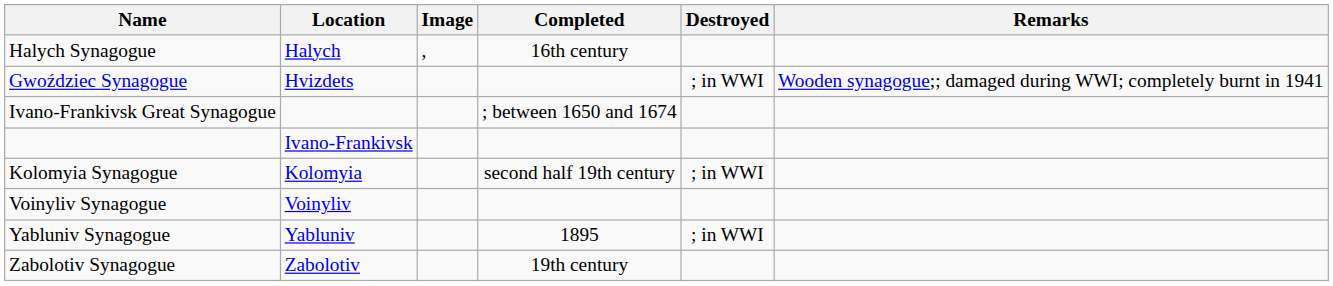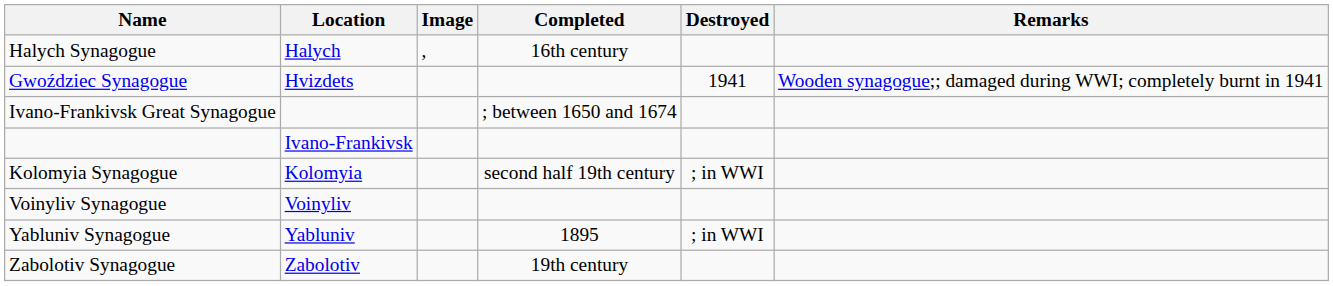(727, 81) ; in WWI -> (727, 81) 1941
